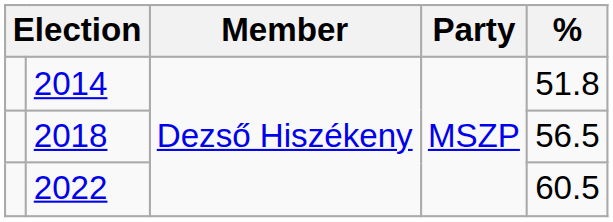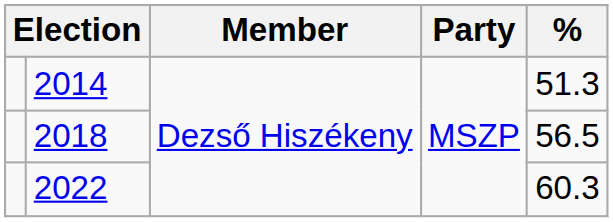(567, 83) 51.8 -> (567, 83) 51.3
(567, 188) 60.5 -> (567, 188) 60.3
